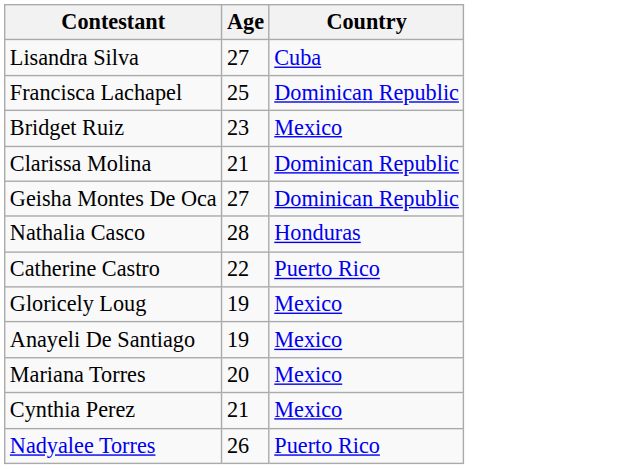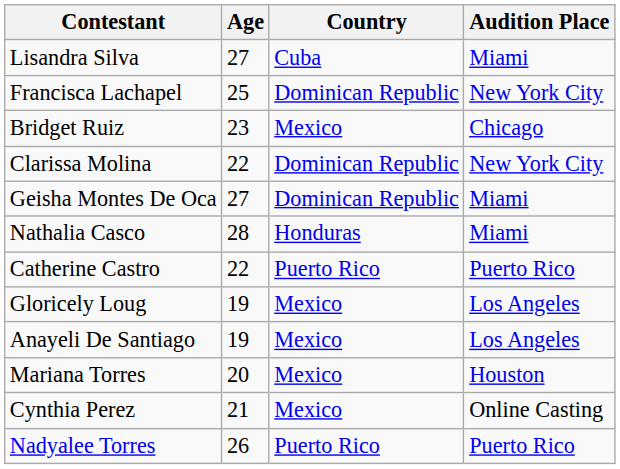+ column: (539, 22)
(238, 163) 21 -> (238, 163) 22
